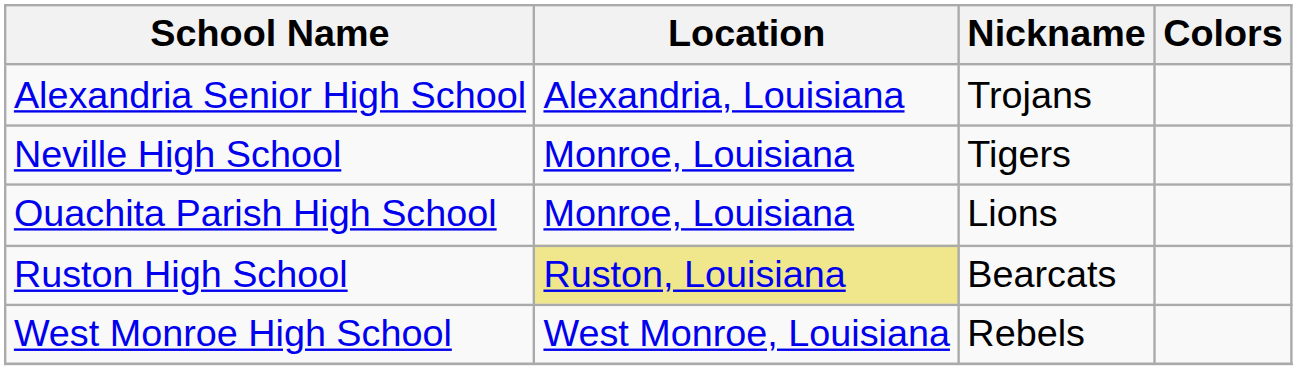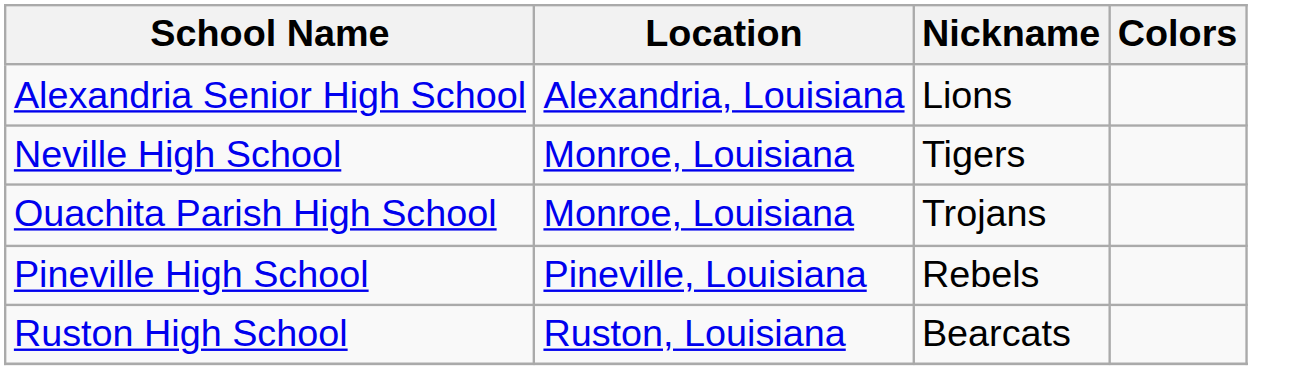(1030, 94) Trojans -> (967, 94) Lions
(1012, 214) Lions -> (984, 214) Trojans
+ row: (191, 273)
(695, 273) khaki background -> (695, 333) no background
- row: (233, 333)
